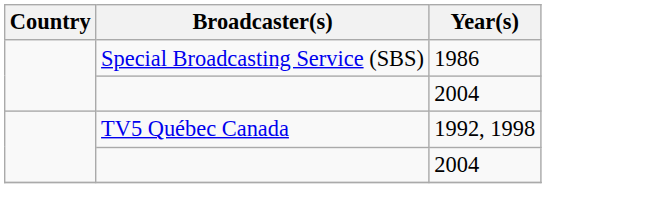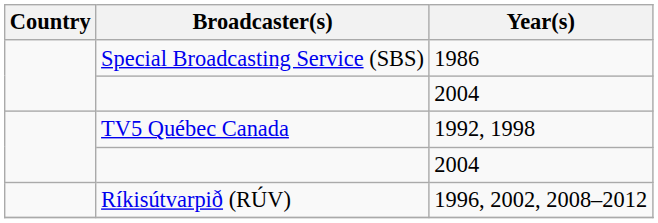+ row: (196, 199)
